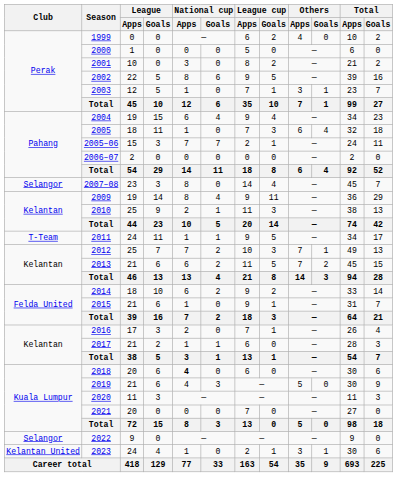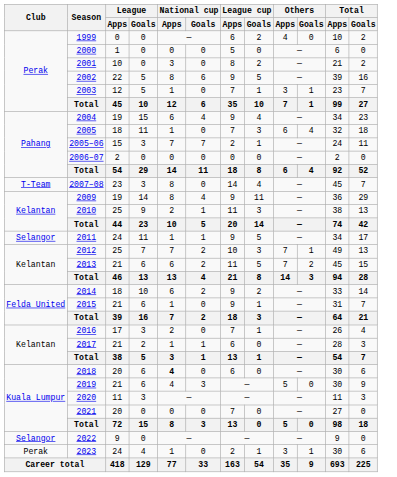(43, 185) Selangor -> (36, 185) T-Team
(43, 238) T-Team -> (36, 238) Selangor
(43, 451) Kelantan United -> (36, 451) Perak
